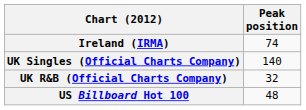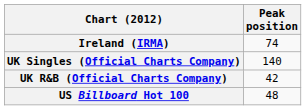(272, 78) 32 -> (272, 78) 42
